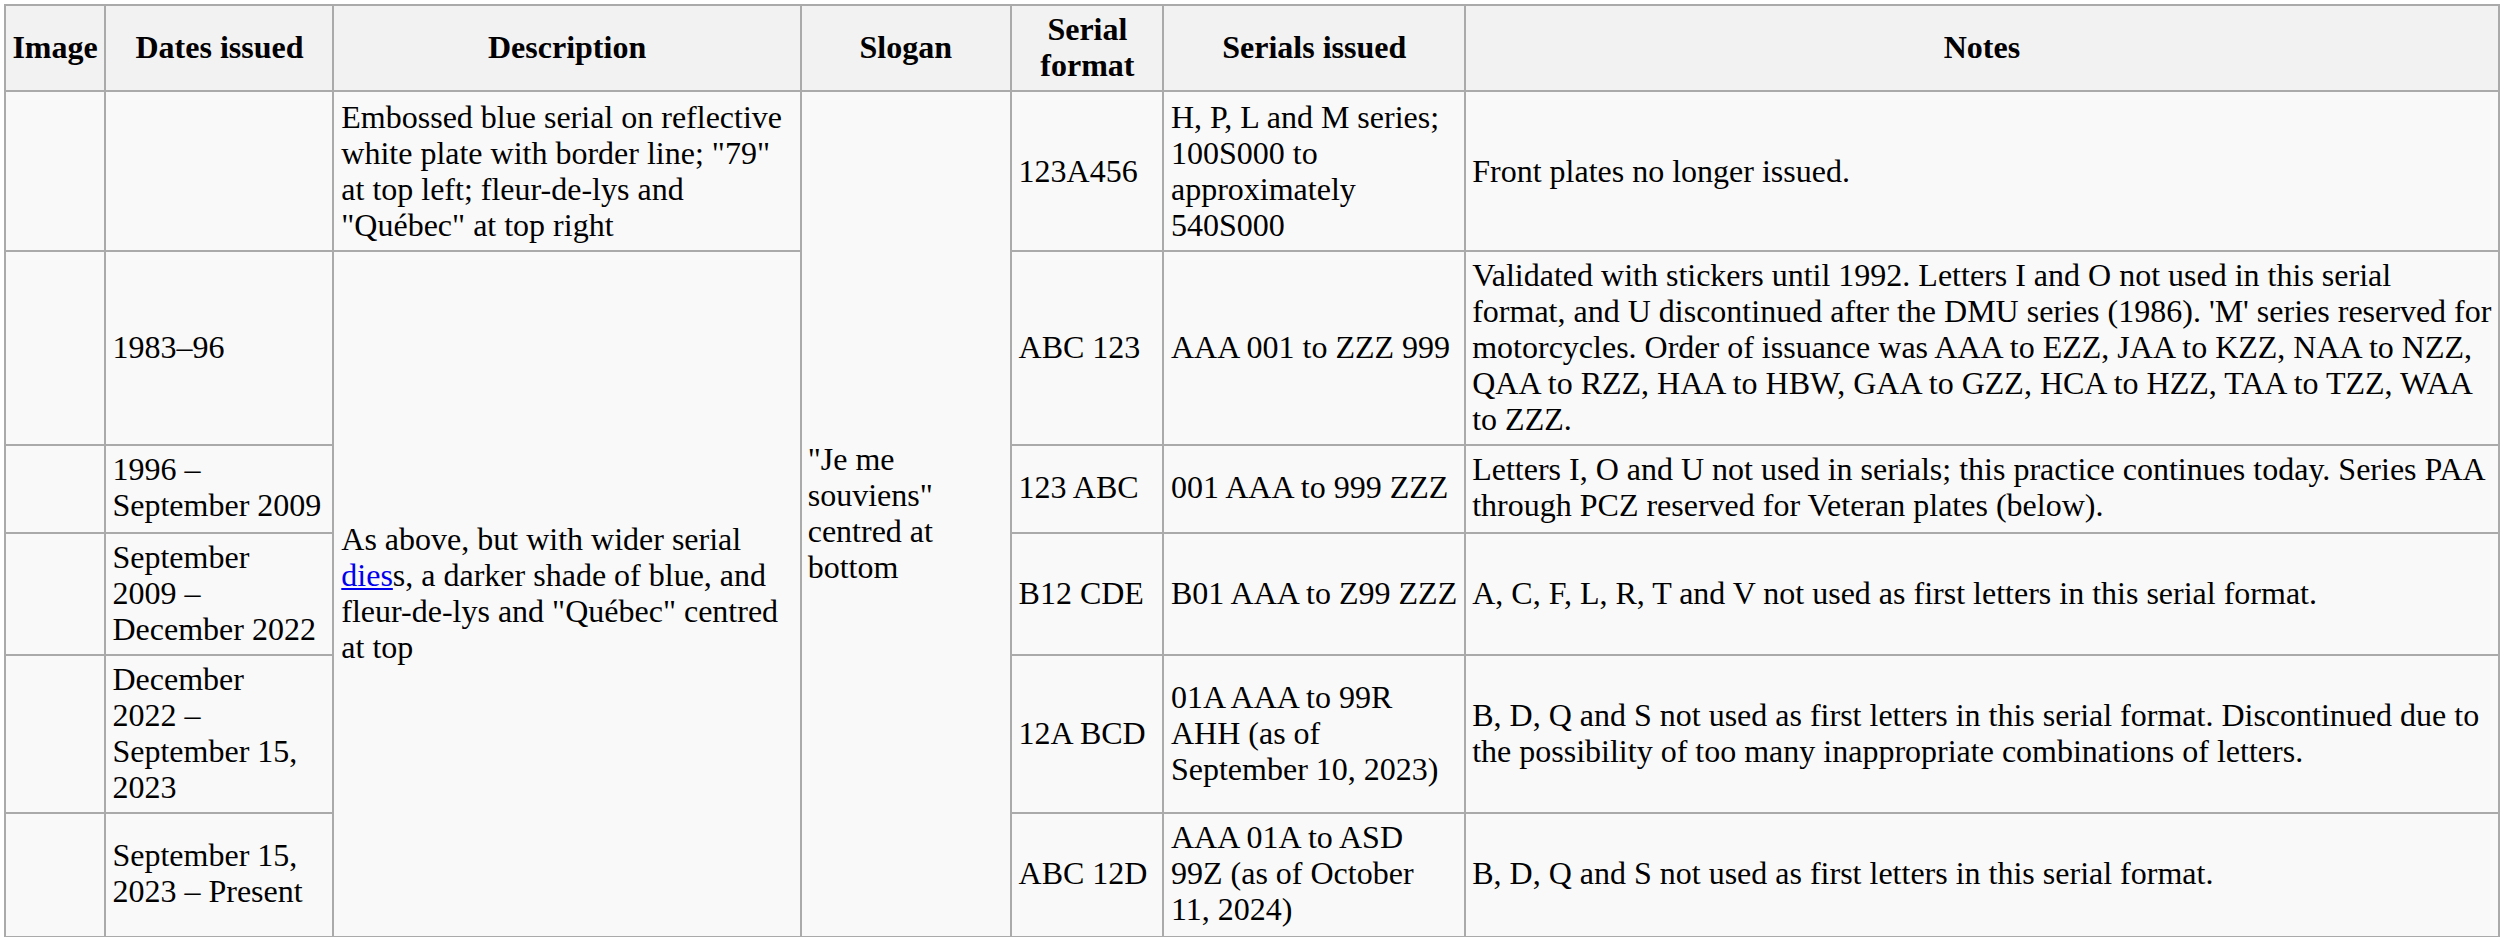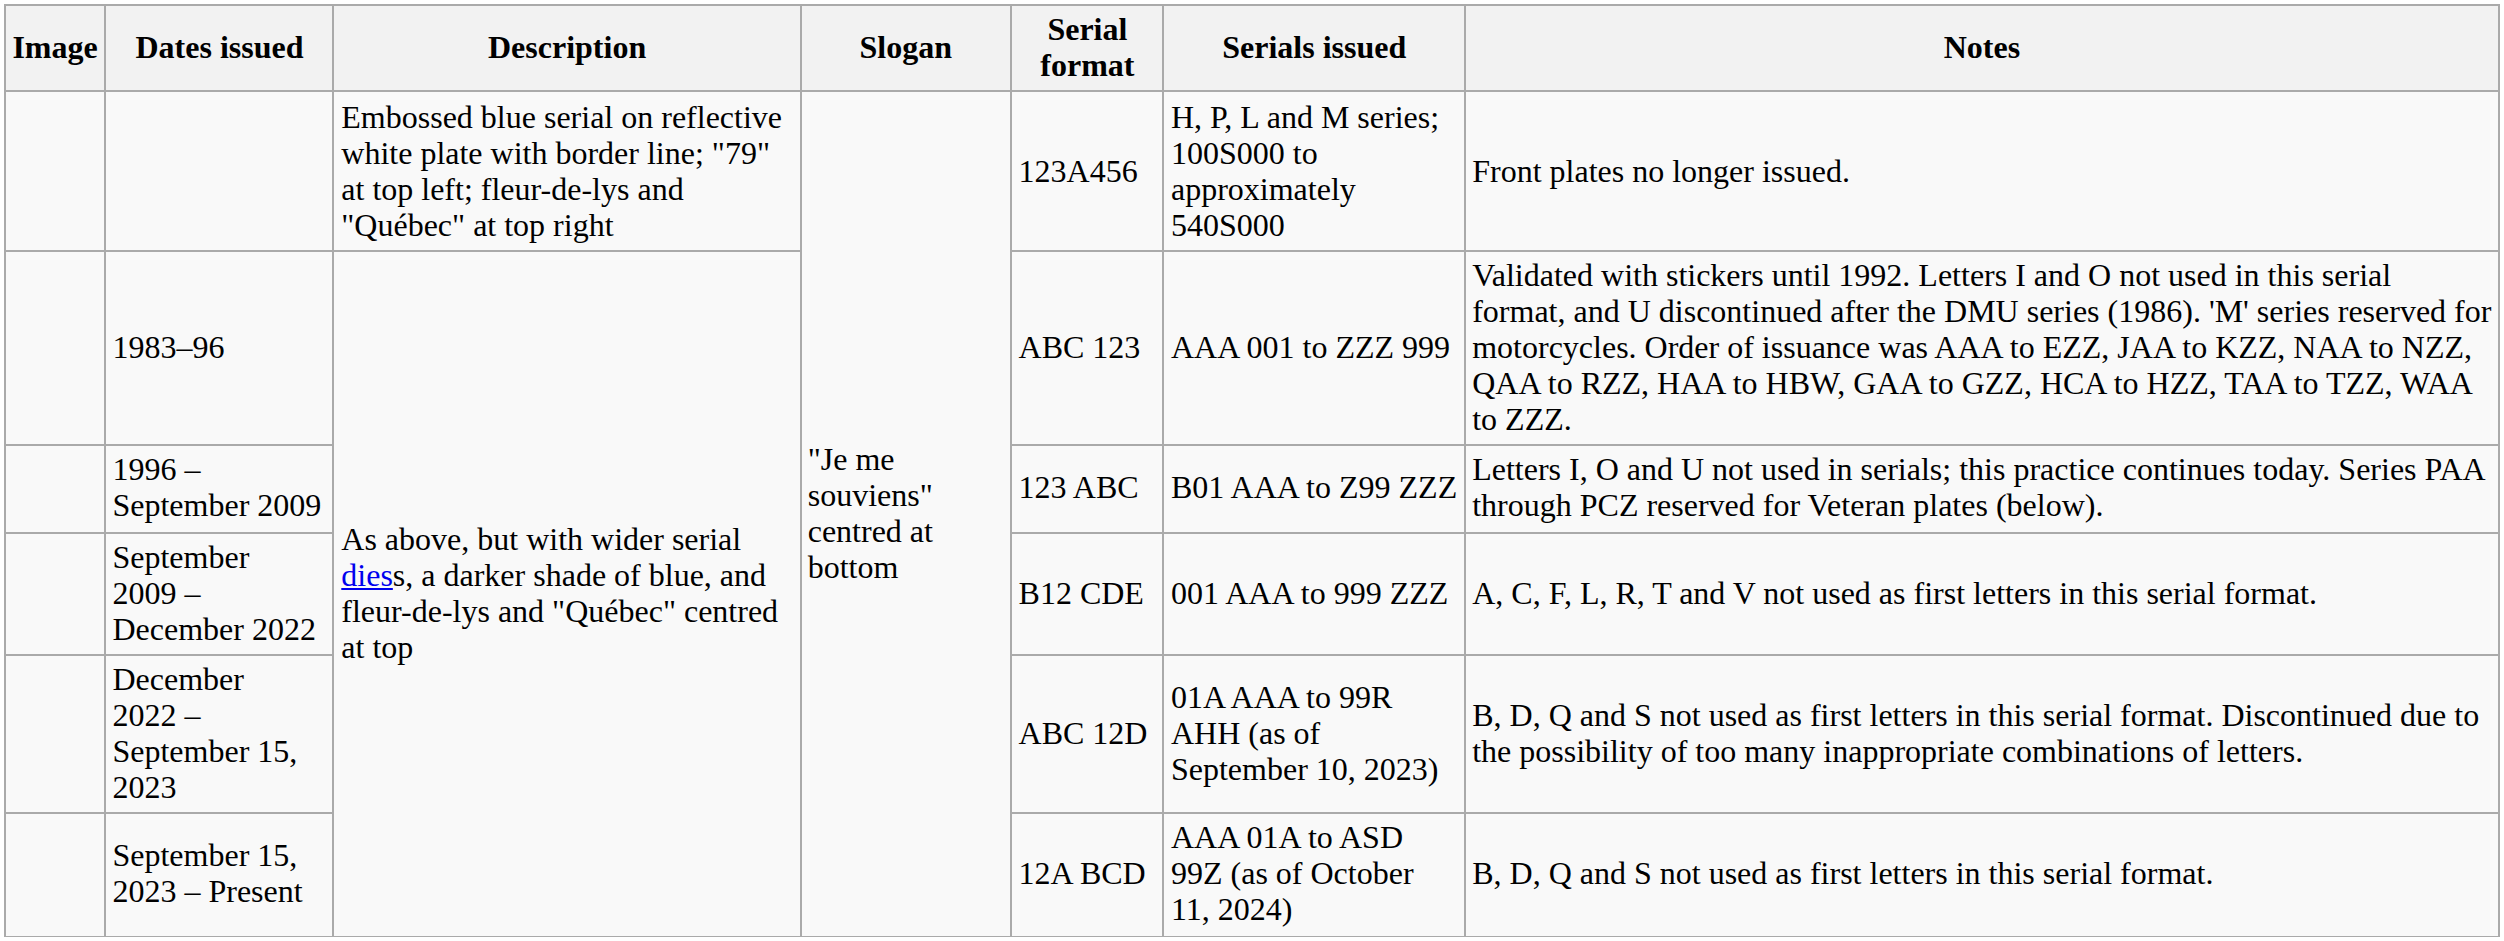(1310, 488) 001 AAA to 999 ZZZ -> (1314, 488) B01 AAA to Z99 ZZZ
(1314, 592) B01 AAA to Z99 ZZZ -> (1310, 592) 001 AAA to 999 ZZZ
(1082, 733) 12A BCD -> (1083, 733) ABC 12D
(1083, 874) ABC 12D -> (1082, 874) 12A BCD
